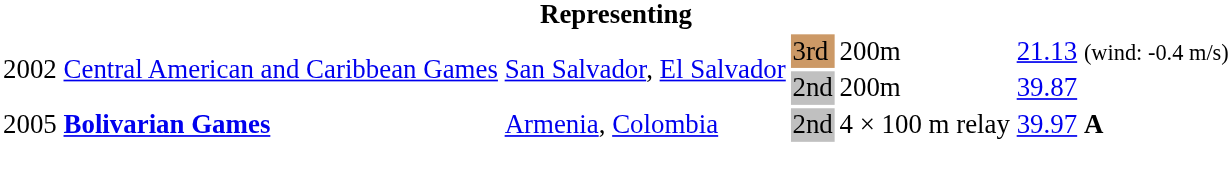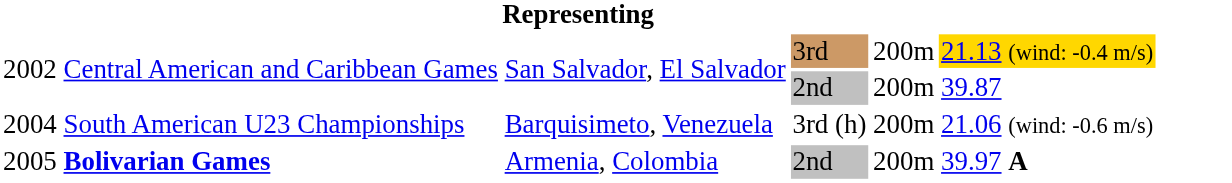(1123, 50) no background -> (1047, 50) gold background
+ row: (30, 124)
(925, 124) 4 × 100 m relay -> (904, 161) 200m
